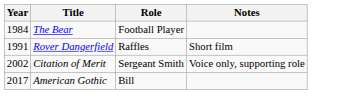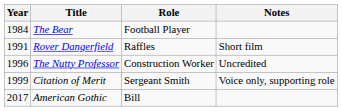+ row: (76, 64)
(18, 64) 2002 -> (18, 81) 1999
